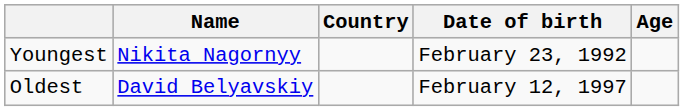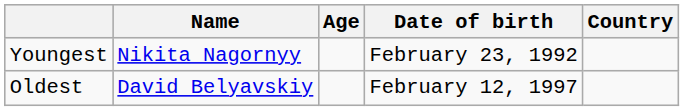columns swapped: (366, 21) <-> (655, 21)
